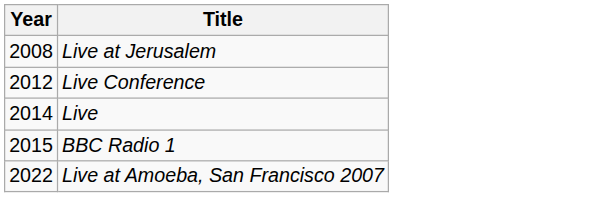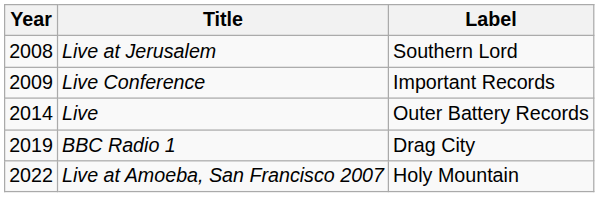+ column: (491, 20)
(31, 82) 2012 -> (31, 82) 2009
(31, 144) 2015 -> (31, 144) 2019
